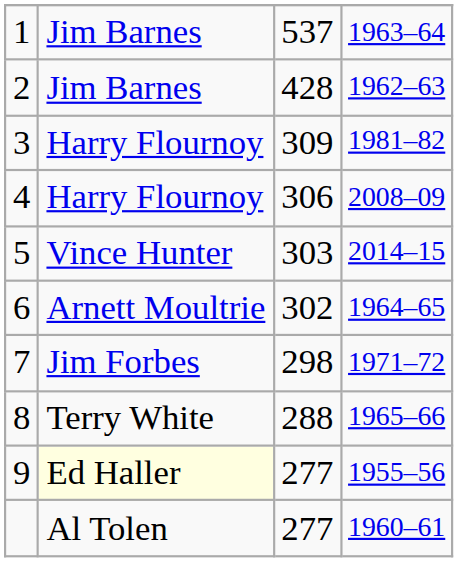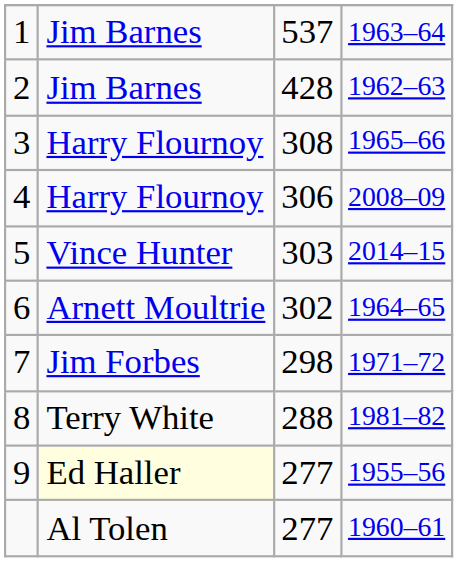(307, 142) 309 -> (307, 142) 308
(397, 142) 1981–82 -> (397, 142) 1965–66
(397, 417) 1965–66 -> (397, 417) 1981–82
